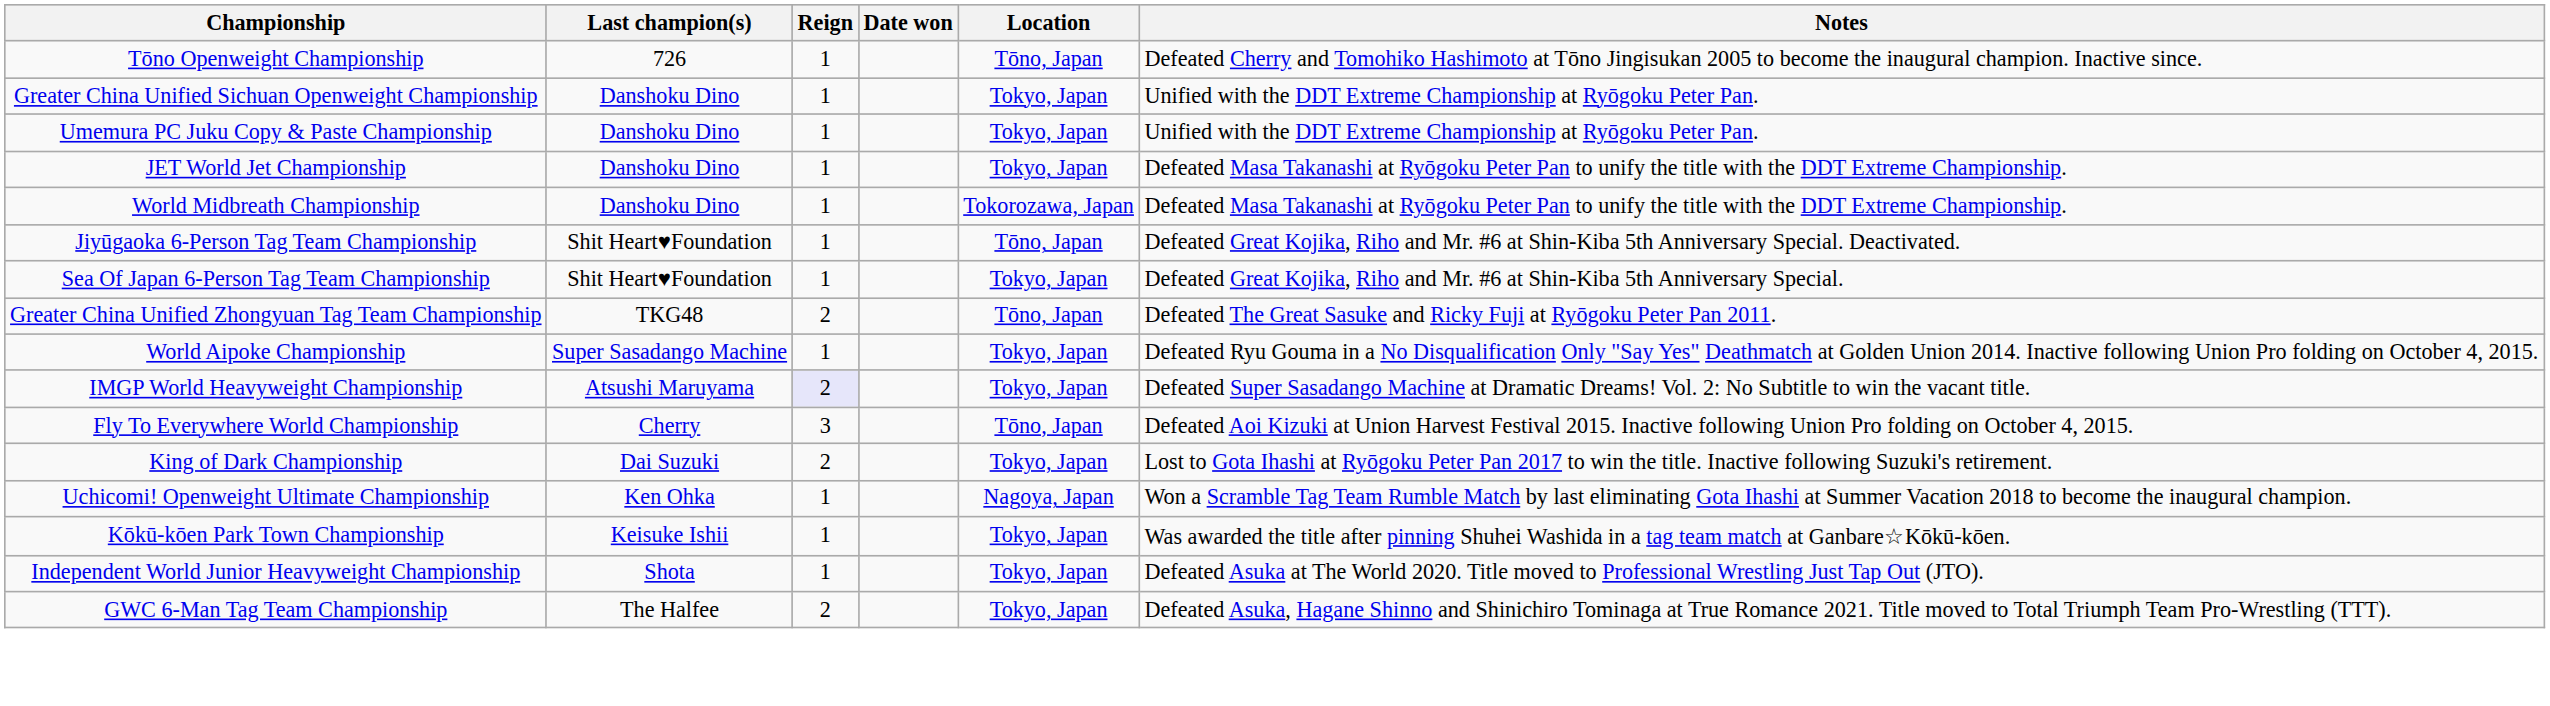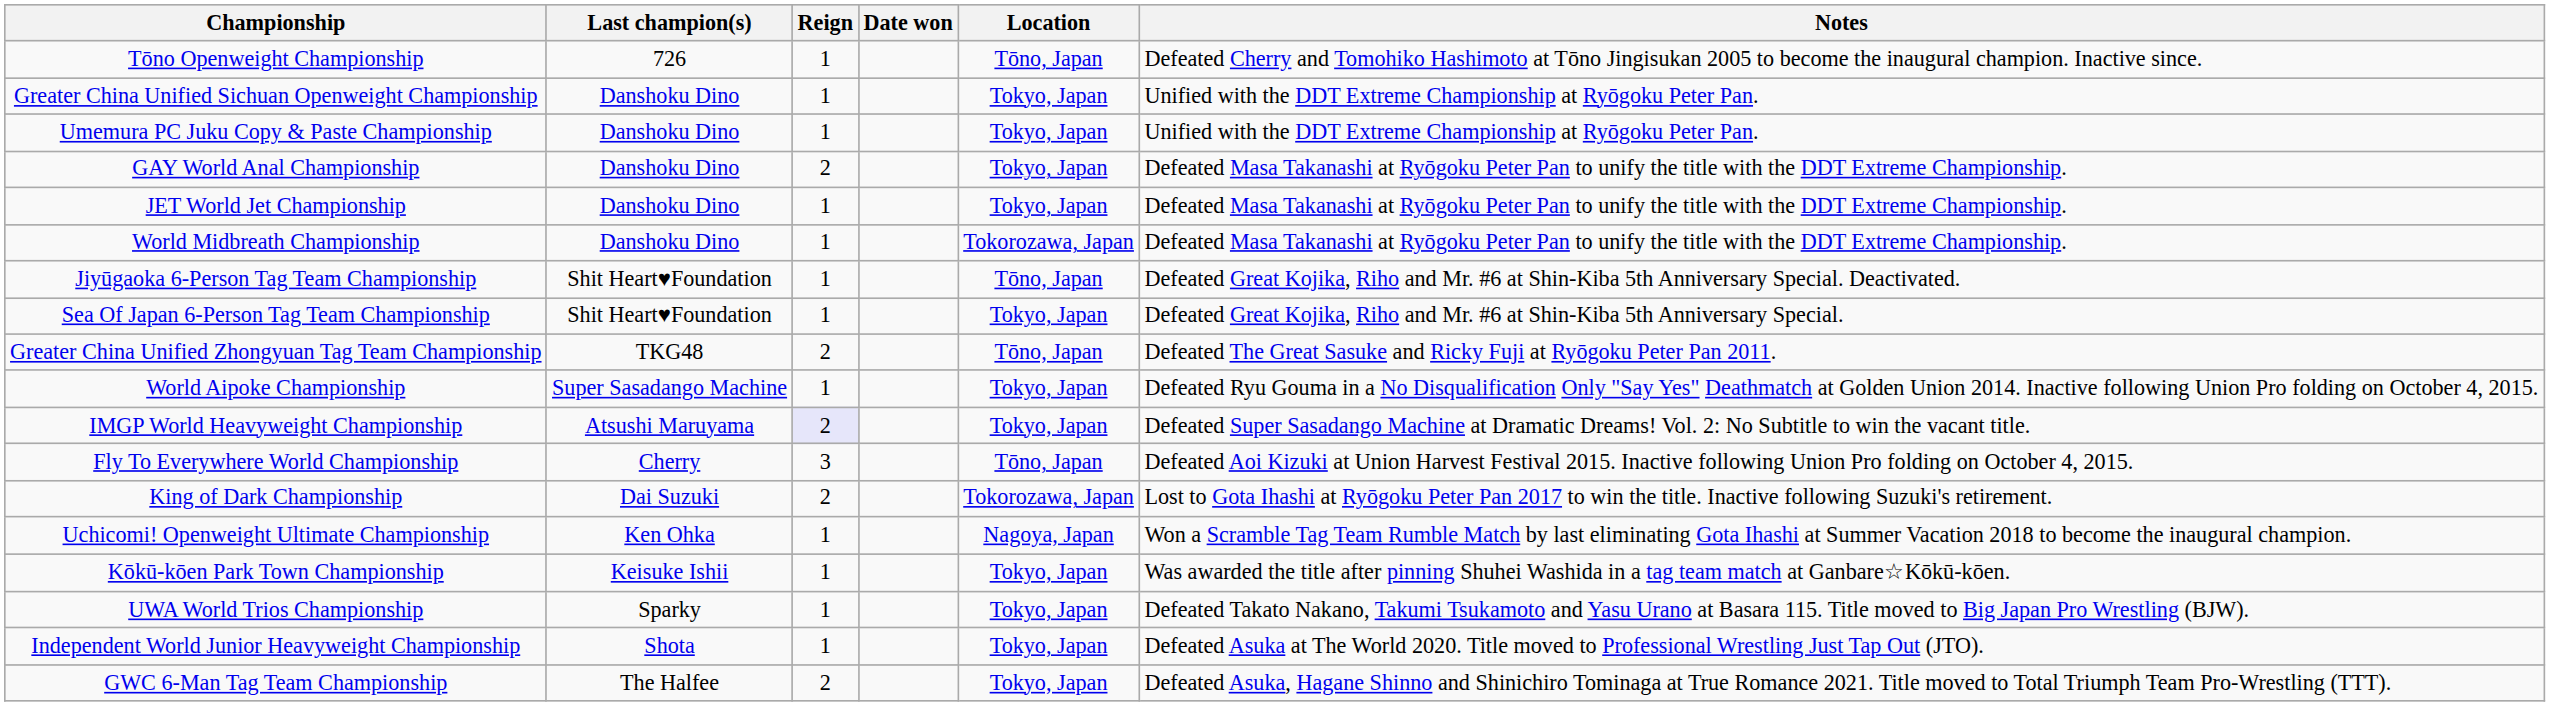+ row: (276, 168)
(1049, 461) Tokyo, Japan -> (1049, 497) Tokorozawa, Japan
+ row: (276, 609)
